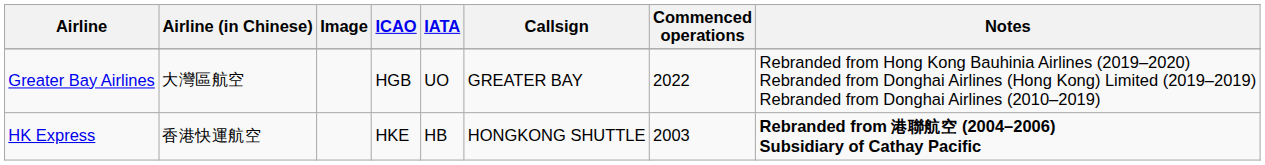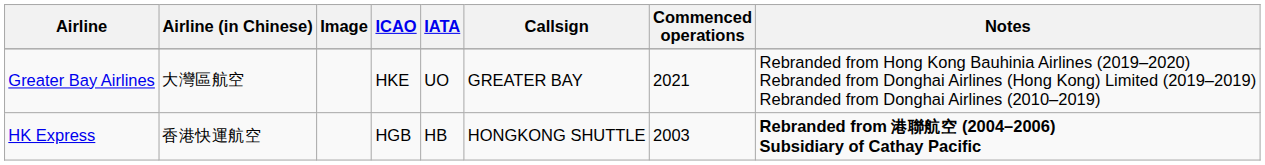(393, 80) HGB -> (392, 80) HKE
(671, 80) 2022 -> (671, 80) 2021
(392, 136) HKE -> (393, 136) HGB
